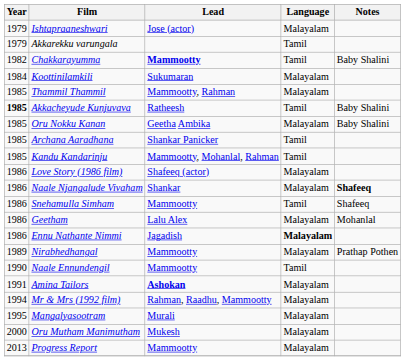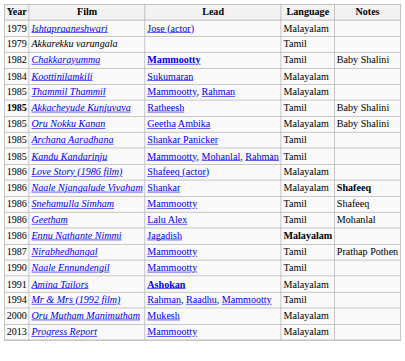(306, 220) Malayalam -> (295, 220) Tamil
(17, 252) 1989 -> (17, 252) 1987
(306, 252) Malayalam -> (295, 252) Tamil
(306, 300) Malayalam -> (295, 300) Tamil
- row: (68, 316)
